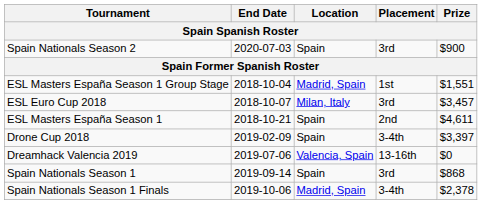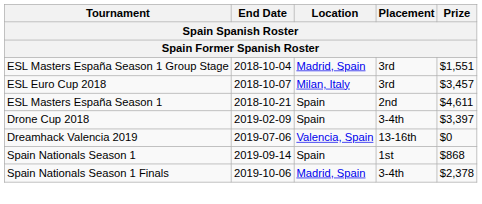- row: (71, 48)
(386, 84) 1st -> (387, 66) 3rd
(387, 173) 3rd -> (386, 155) 1st
